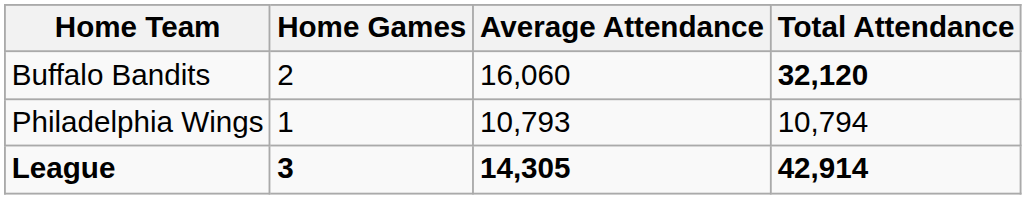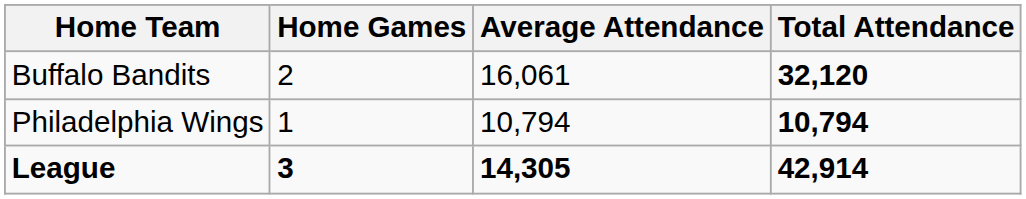(525, 74) 16,060 -> (525, 74) 16,061
(525, 121) 10,793 -> (525, 121) 10,794
(823, 121) normal -> (823, 121) bold
